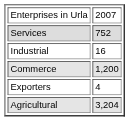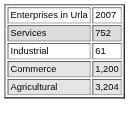(100, 51) 16 -> (100, 51) 61
- row: (31, 87)
